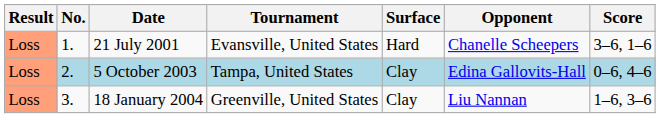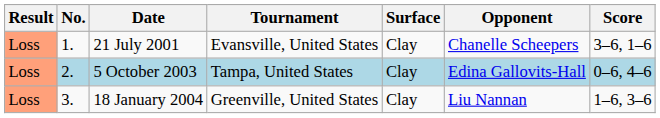(403, 44) Hard -> (402, 44) Clay
